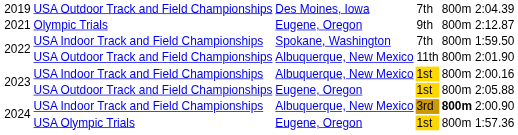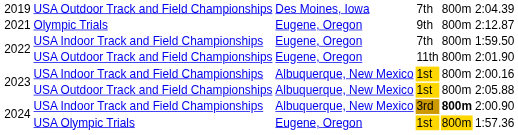(333, 41) Spokane, Washington -> (319, 41) Eugene, Oregon
(344, 57) Albuquerque, New Mexico -> (319, 57) Eugene, Oregon
(319, 90) Eugene, Oregon -> (344, 90) Albuquerque, New Mexico
(456, 122) no background -> (456, 122) gold background
